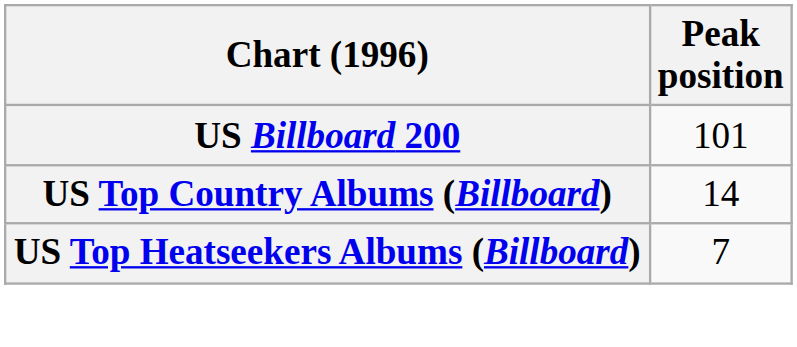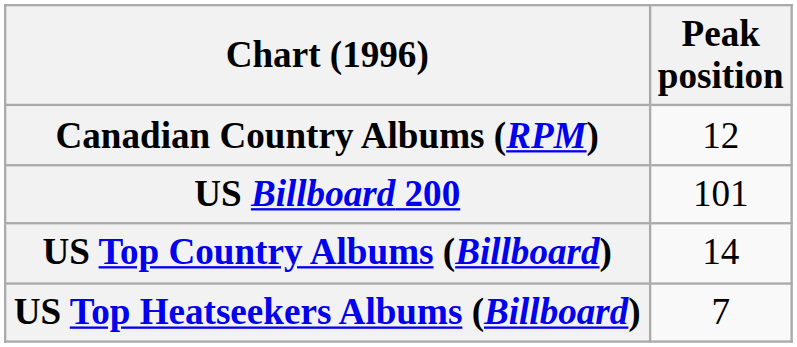+ row: (327, 134)
